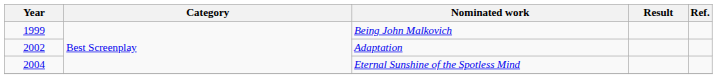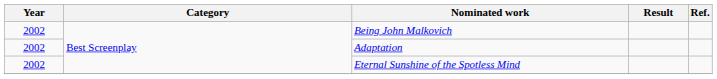(34, 30) 1999 -> (34, 30) 2002
(34, 64) 2004 -> (34, 64) 2002
